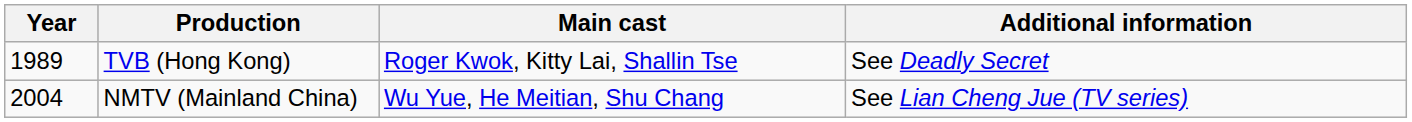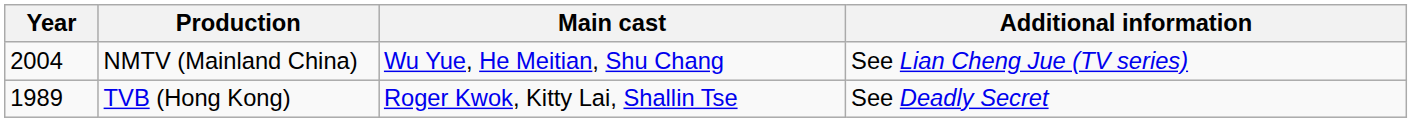rows swapped: (197, 60) <-> (231, 98)
